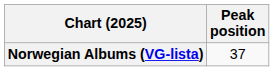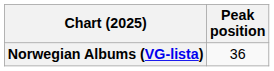(238, 54) 37 -> (238, 54) 36
